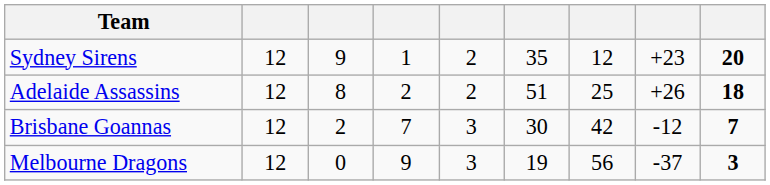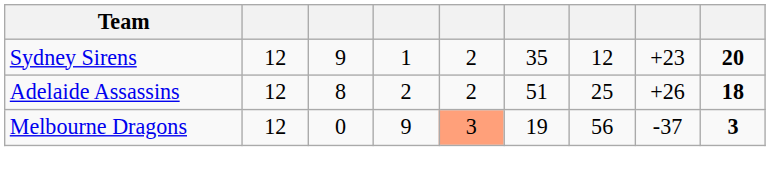- row: (90, 127)
(471, 162) no background -> (471, 127) lightsalmon background
